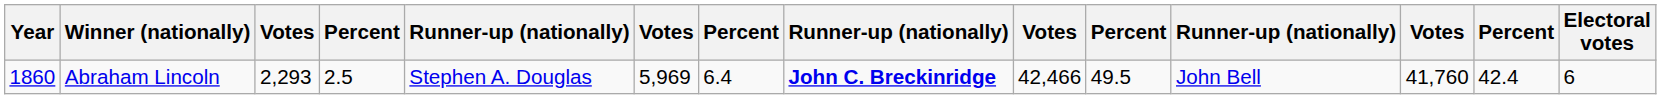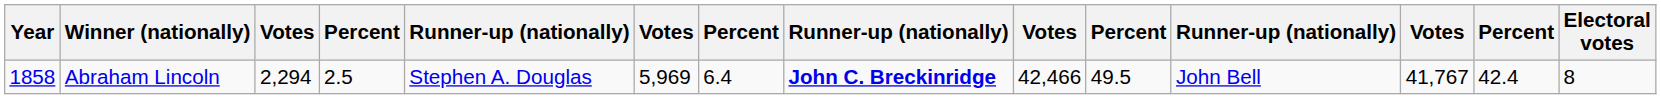(32, 76) 1860 -> (32, 76) 1858
(286, 76) 2,293 -> (286, 76) 2,294
(1437, 76) 41,760 -> (1437, 76) 41,767
(1569, 76) 6 -> (1569, 76) 8
